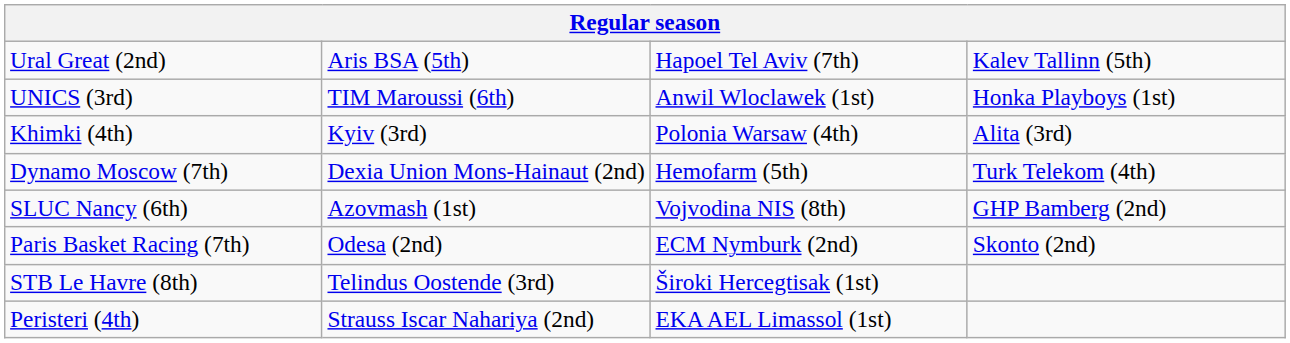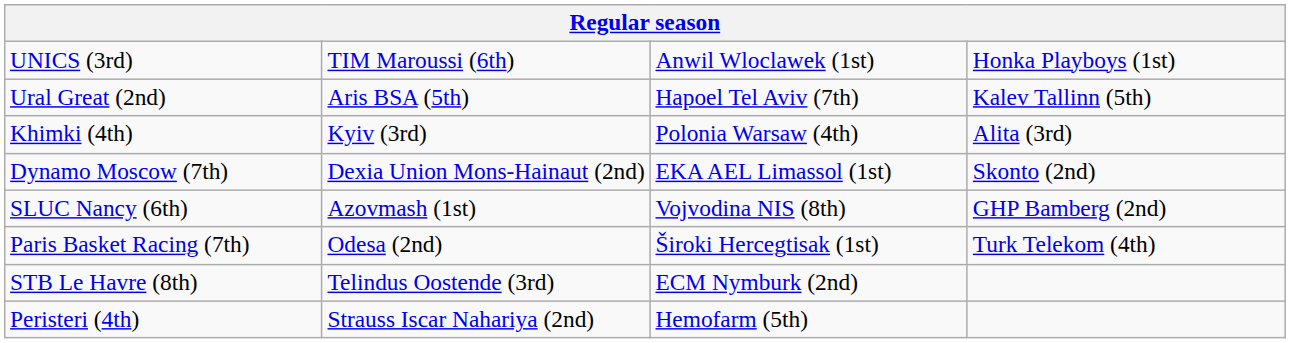rows swapped: (88, 60) <-> (71, 97)
(732, 171) Hemofarm (5th) -> (773, 171) EKA AEL Limassol (1st)
(1064, 171) Turk Telekom (4th) -> (1034, 171) Skonto (2nd)
(757, 245) ECM Nymburk (2nd) -> (767, 245) Široki Hercegtisak (1st)
(1034, 245) Skonto (2nd) -> (1064, 245) Turk Telekom (4th)
(767, 282) Široki Hercegtisak (1st) -> (757, 282) ECM Nymburk (2nd)
(773, 319) EKA AEL Limassol (1st) -> (732, 319) Hemofarm (5th)
